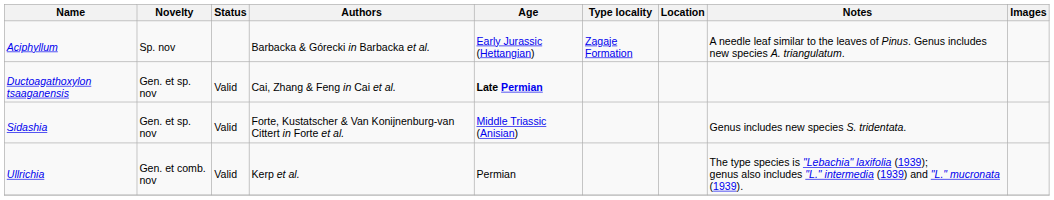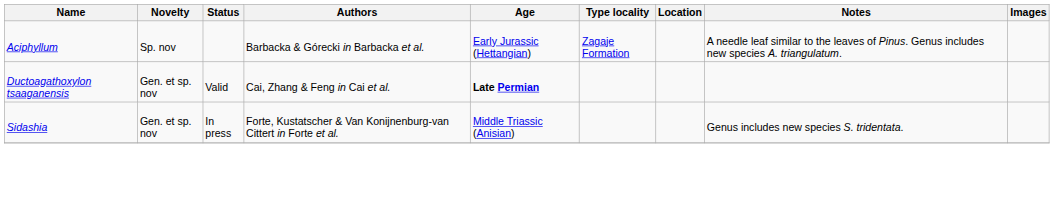(226, 128) Valid -> (218, 128) In press
- row: (26, 174)
